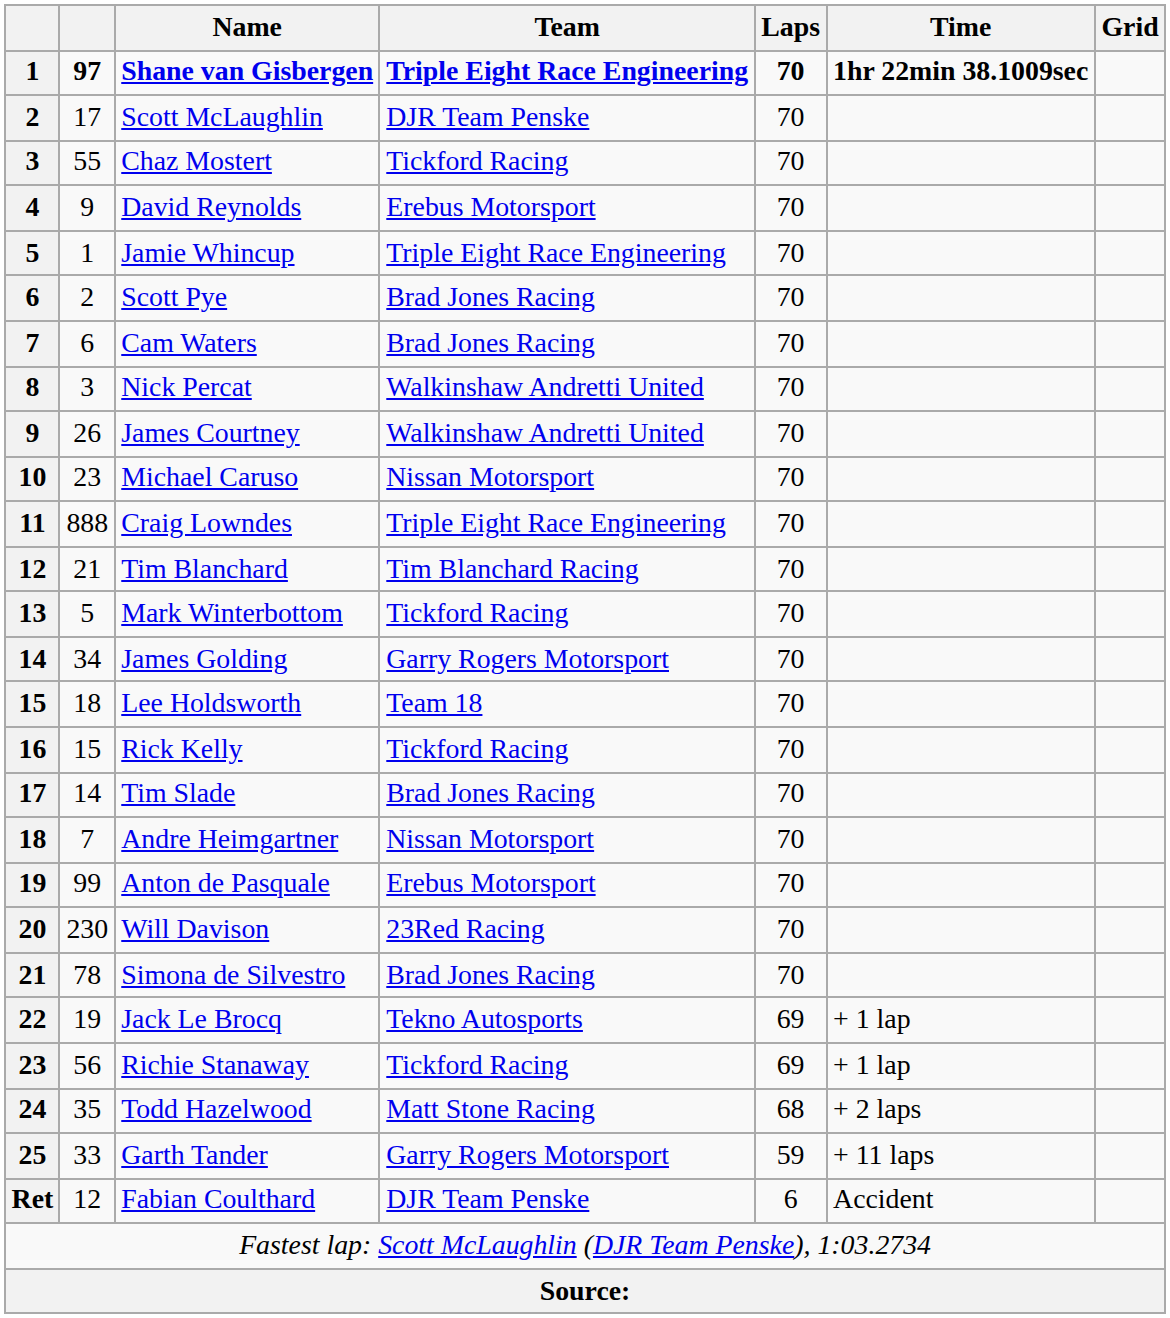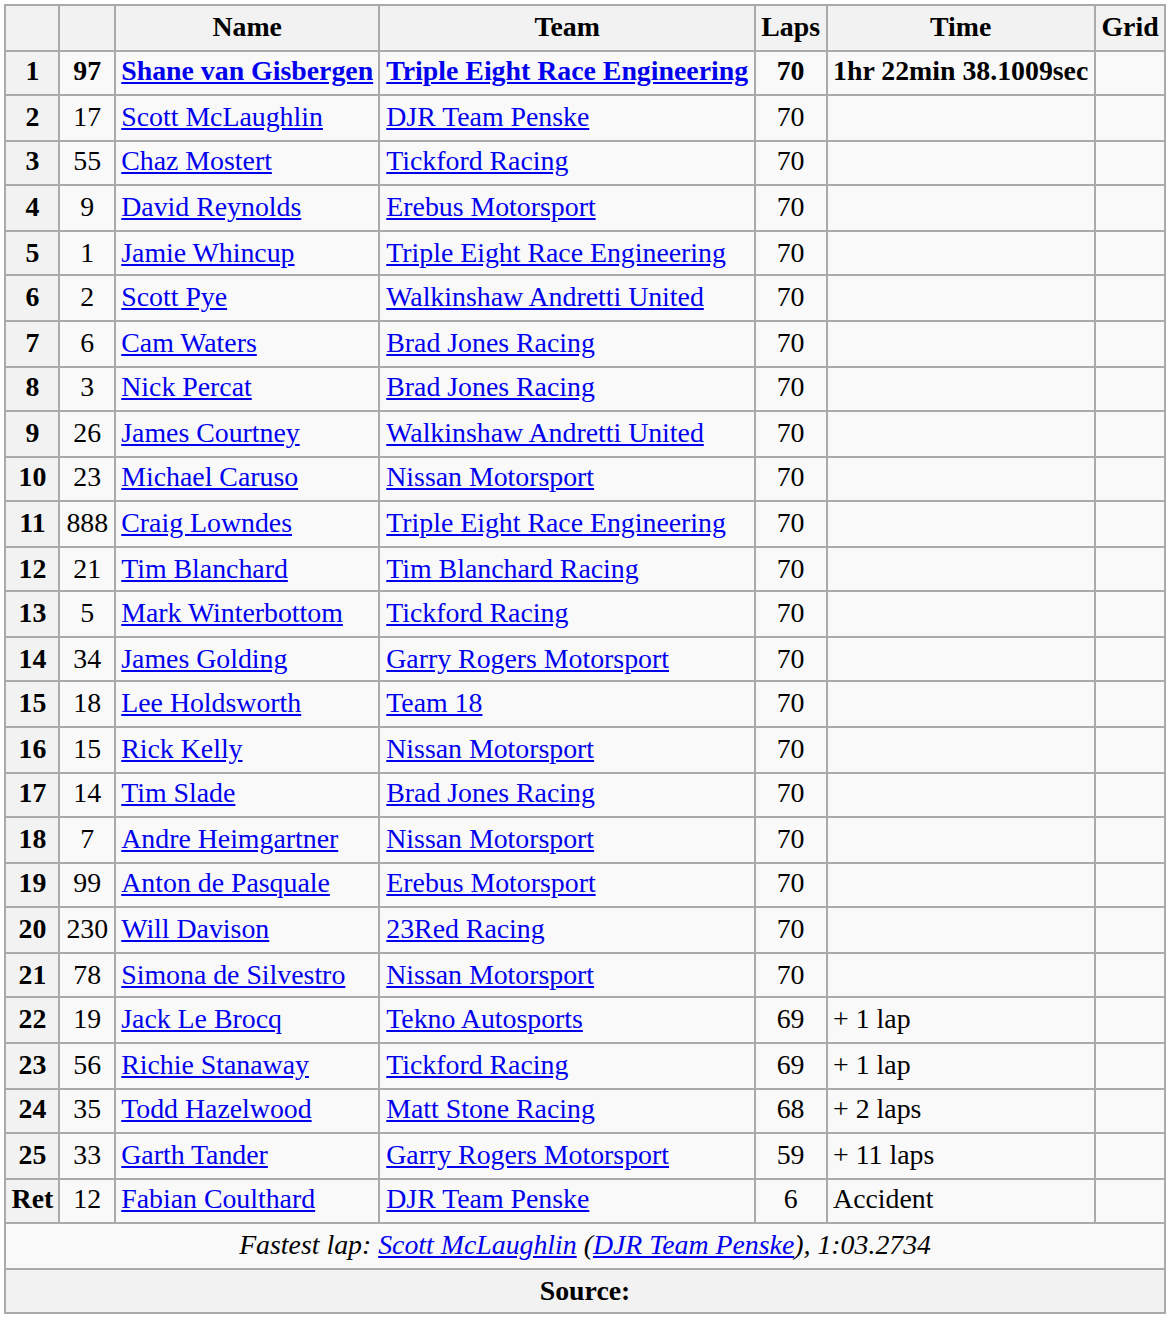(491, 297) Brad Jones Racing -> (545, 297) Walkinshaw Andretti United
(545, 387) Walkinshaw Andretti United -> (491, 387) Brad Jones Racing
(477, 748) Tickford Racing -> (490, 748) Nissan Motorsport
(491, 974) Brad Jones Racing -> (490, 974) Nissan Motorsport
